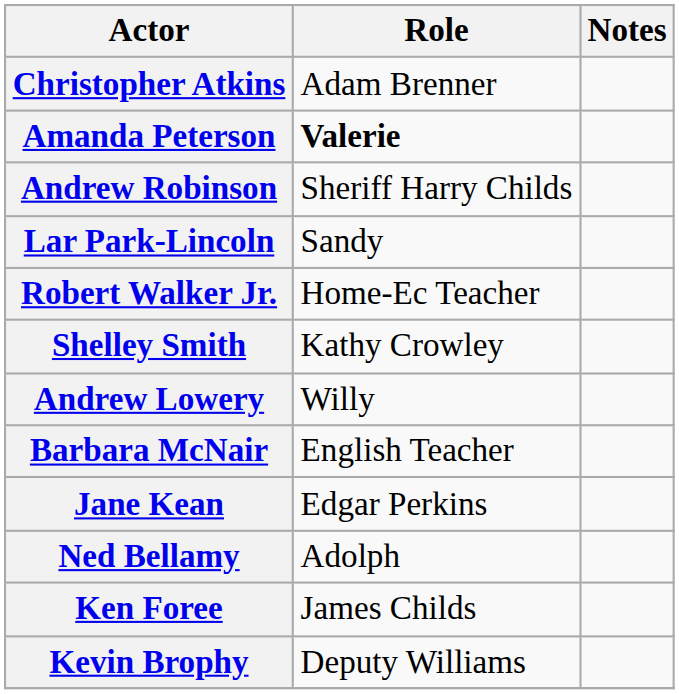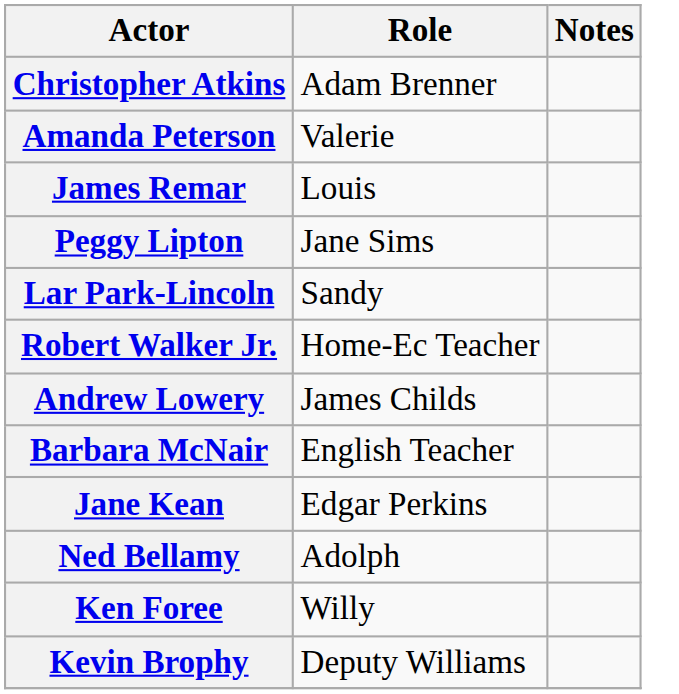(351, 135) bold -> (348, 135) normal
+ row: (149, 188)
+ row: (149, 240)
- row: (149, 188)
- row: (149, 345)
(338, 398) Willy -> (388, 398) James Childs
(388, 608) James Childs -> (338, 608) Willy
